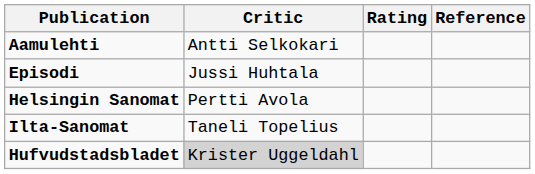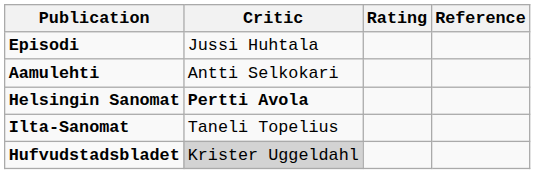rows swapped: (54, 46) <-> (44, 73)
(248, 100) normal -> (248, 100) bold
